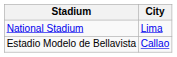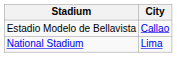rows swapped: (45, 28) <-> (71, 44)
